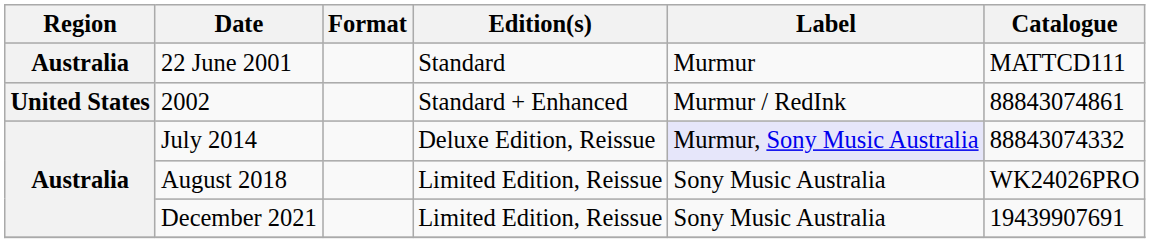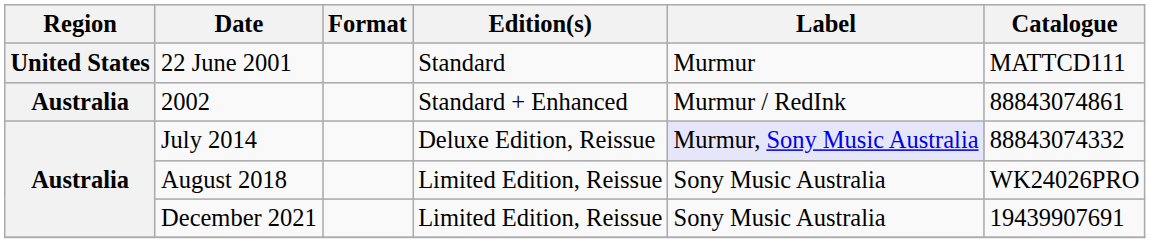(80, 62) Australia -> (80, 62) United States
(80, 101) United States -> (80, 101) Australia
